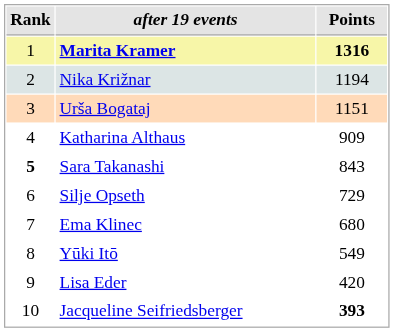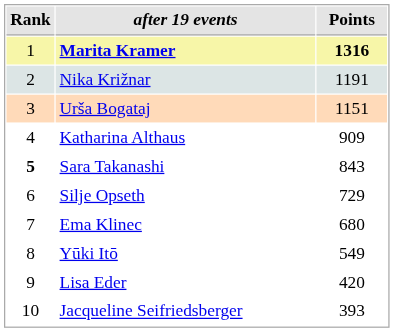(352, 79) 1194 -> (352, 79) 1191
(352, 311) bold -> (352, 311) normal
